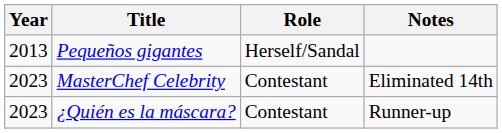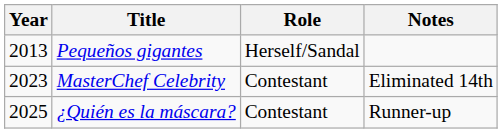(28, 111) 2023 -> (28, 111) 2025
